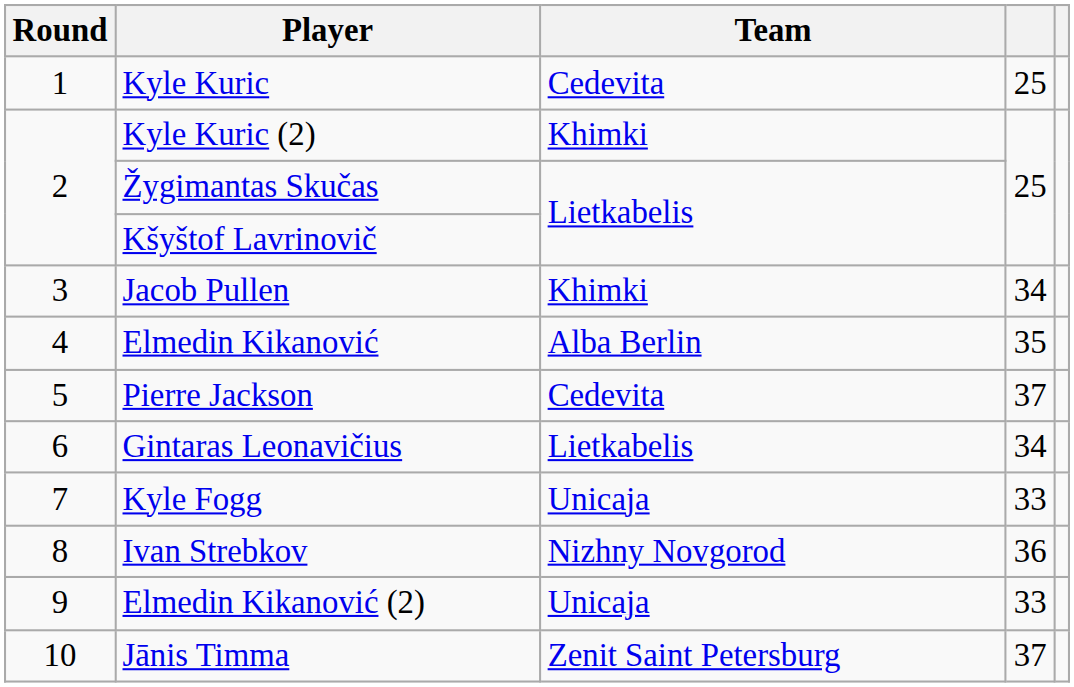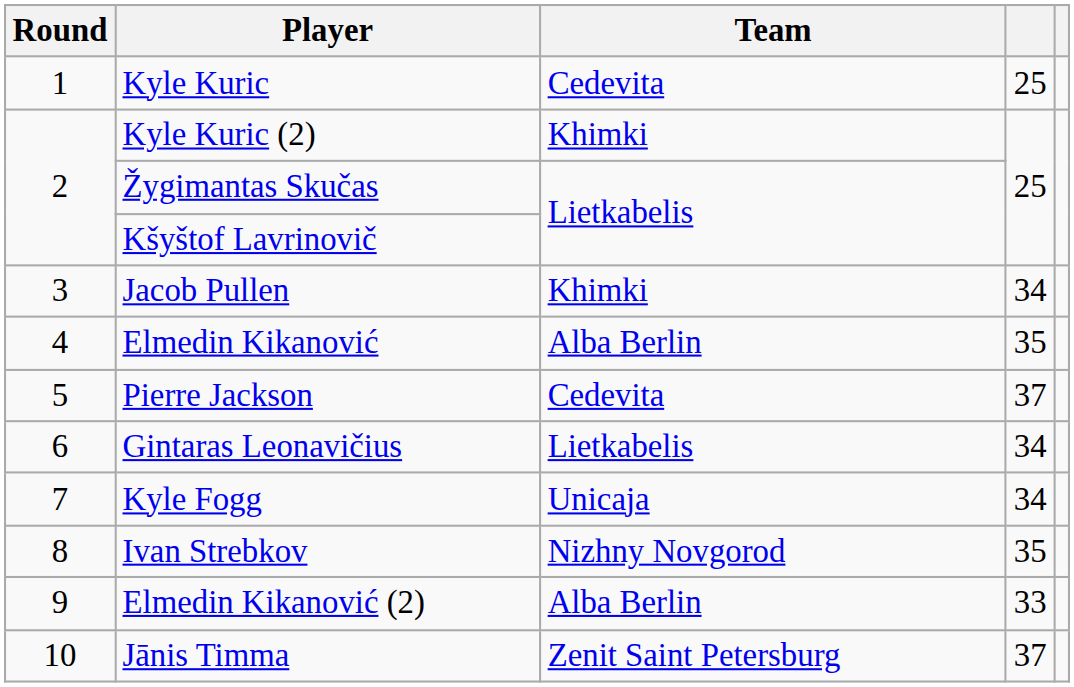(1030, 498) 33 -> (1030, 498) 34
(1030, 550) 36 -> (1030, 550) 35
(599, 602) Unicaja -> (625, 602) Alba Berlin
